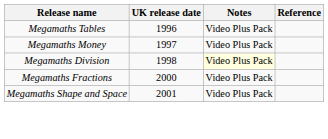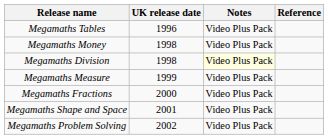(166, 45) 1997 -> (166, 45) 1998
+ row: (67, 77)
+ row: (67, 126)
